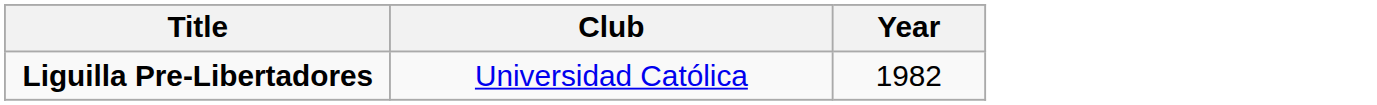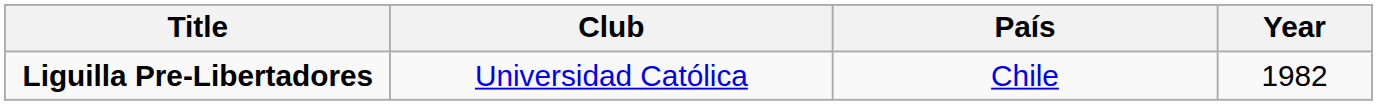+ column: (1025, 28)
